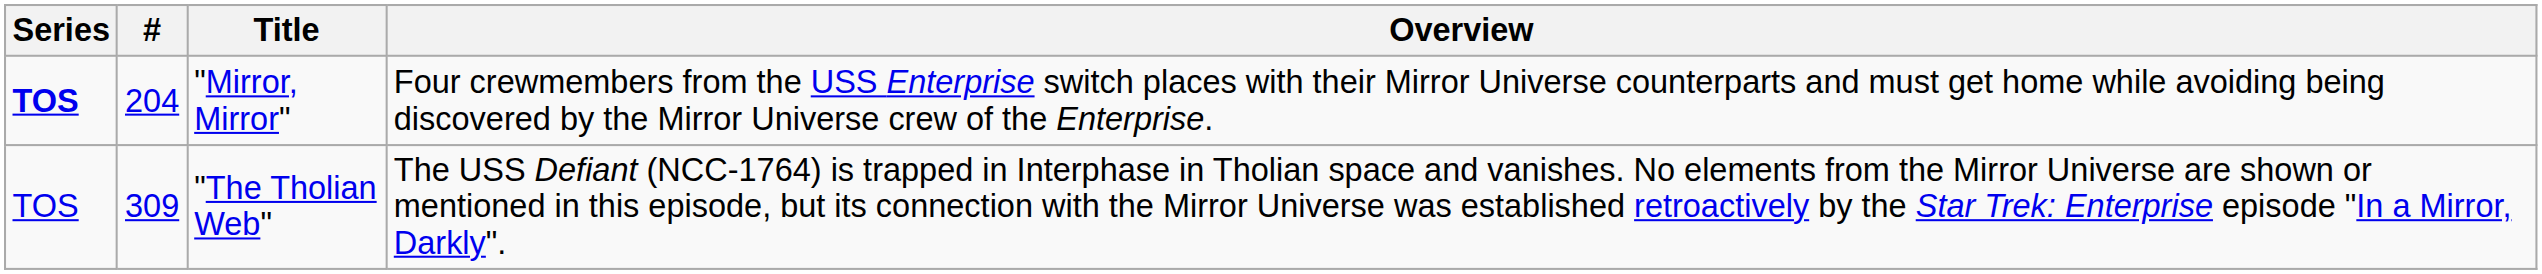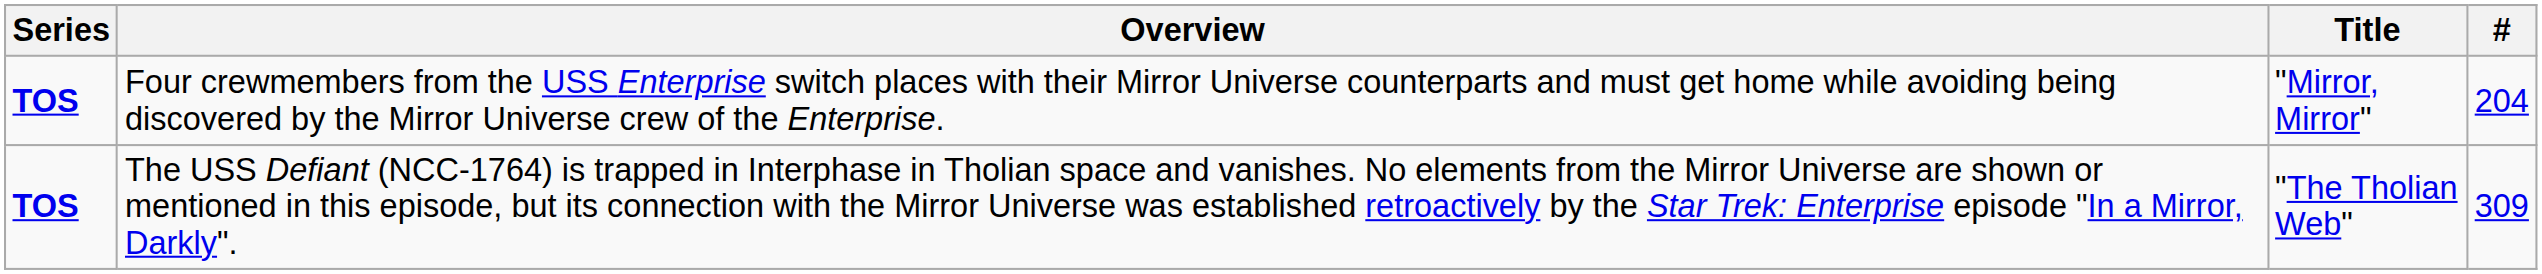columns swapped: (152, 30) <-> (1461, 30)
(46, 206) normal -> (46, 206) bold
